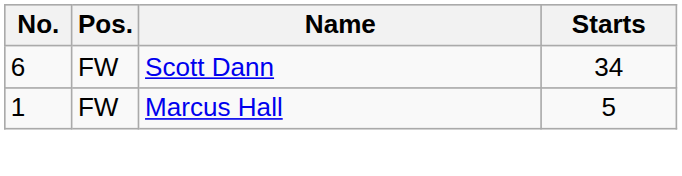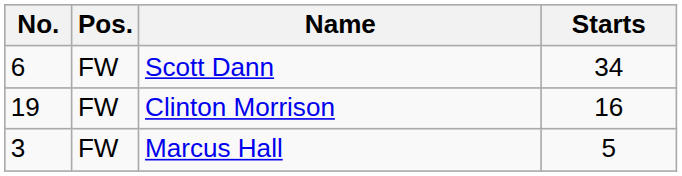+ row: (240, 107)
(18, 107) 1 -> (18, 149) 3
